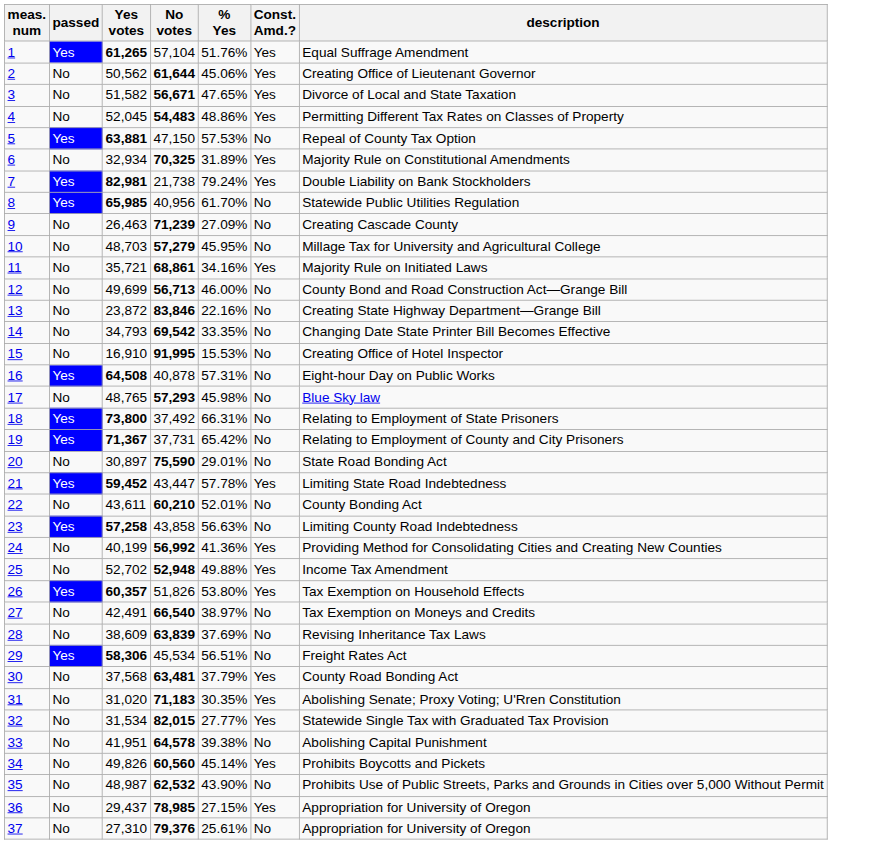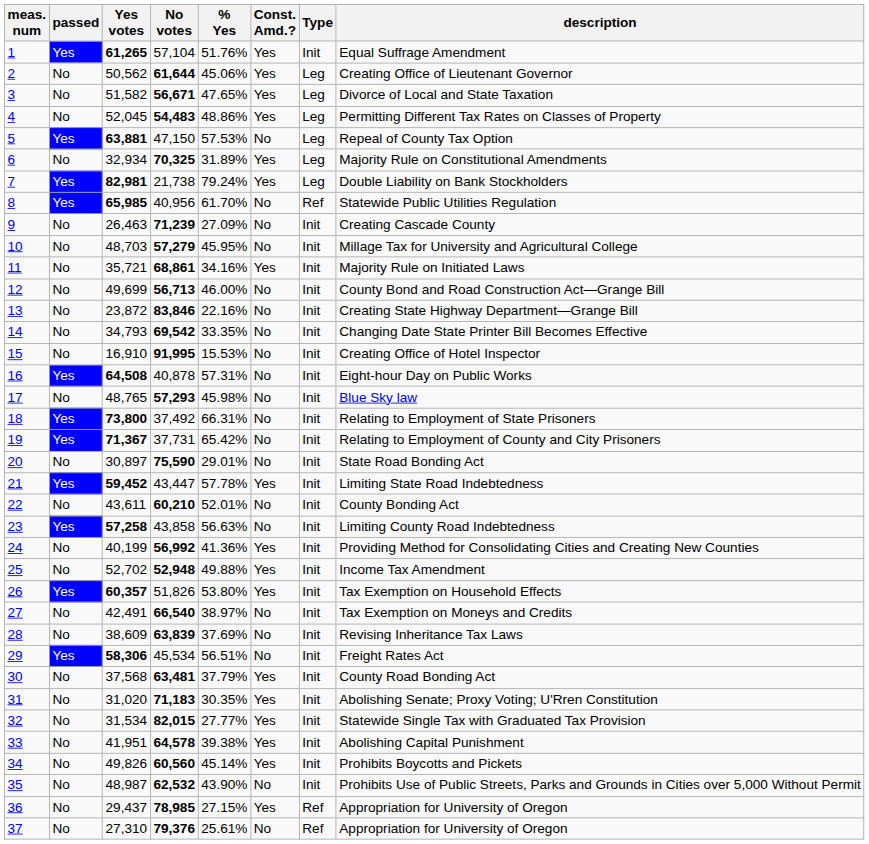+ column: (318, 22)
(262, 742) No -> (265, 742) Yes
